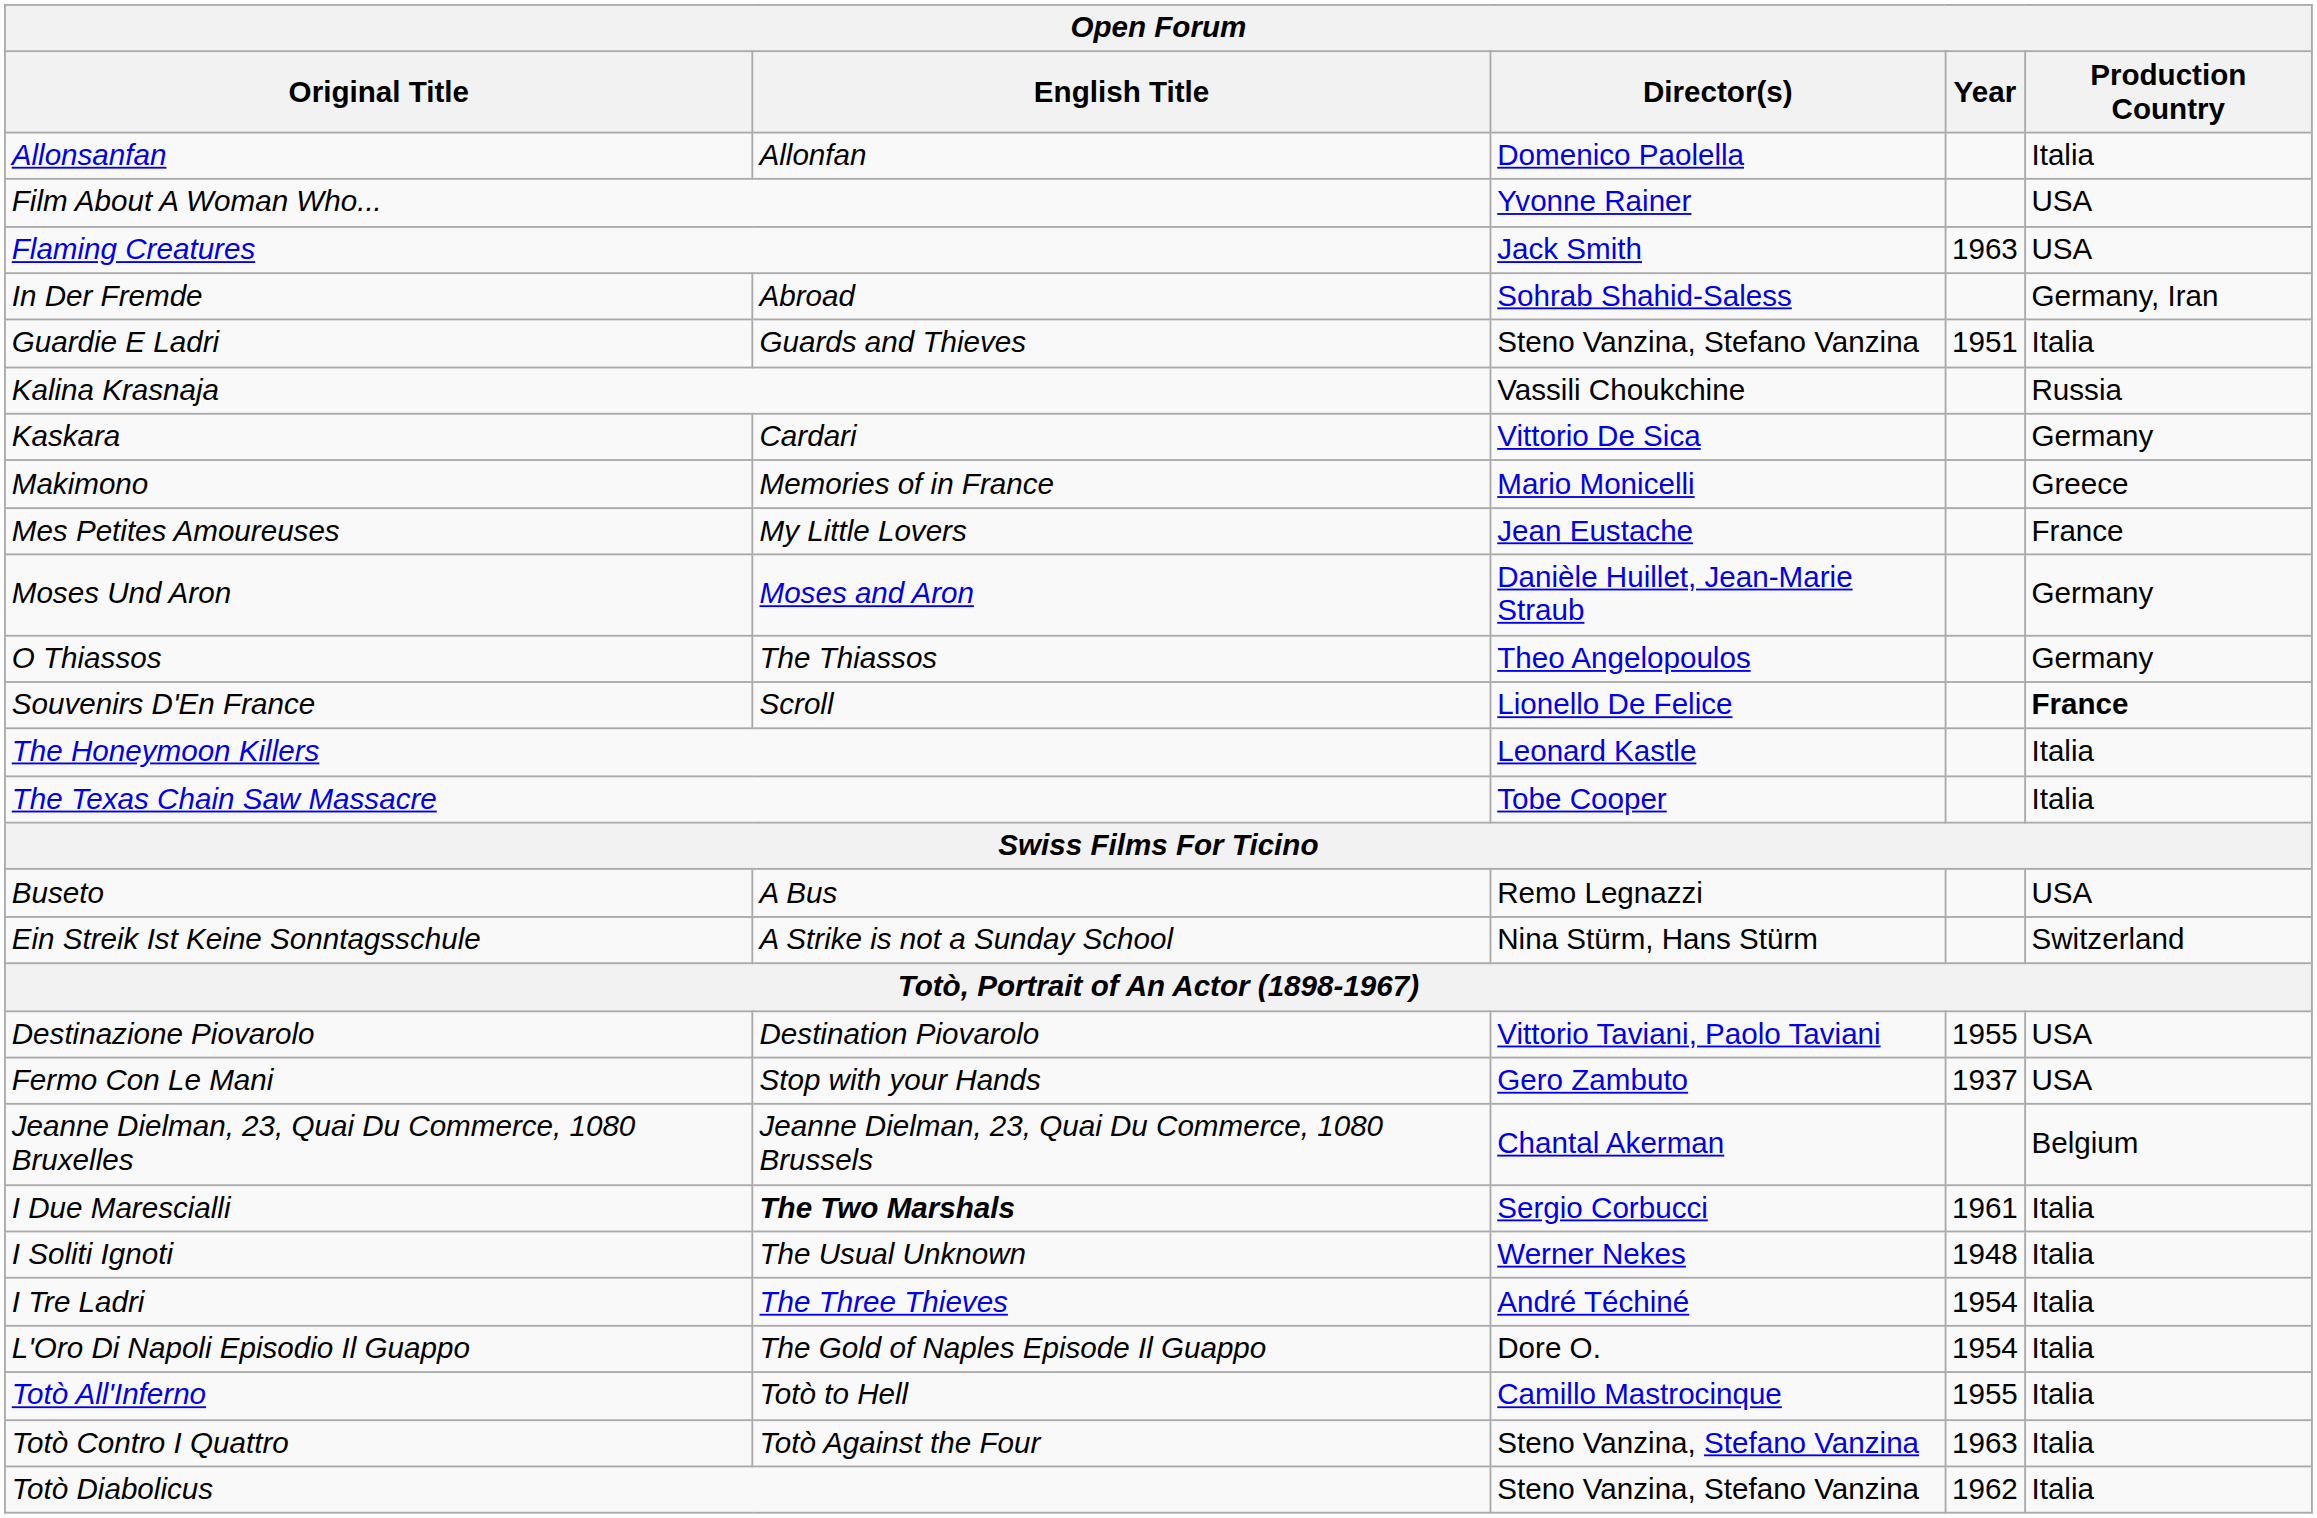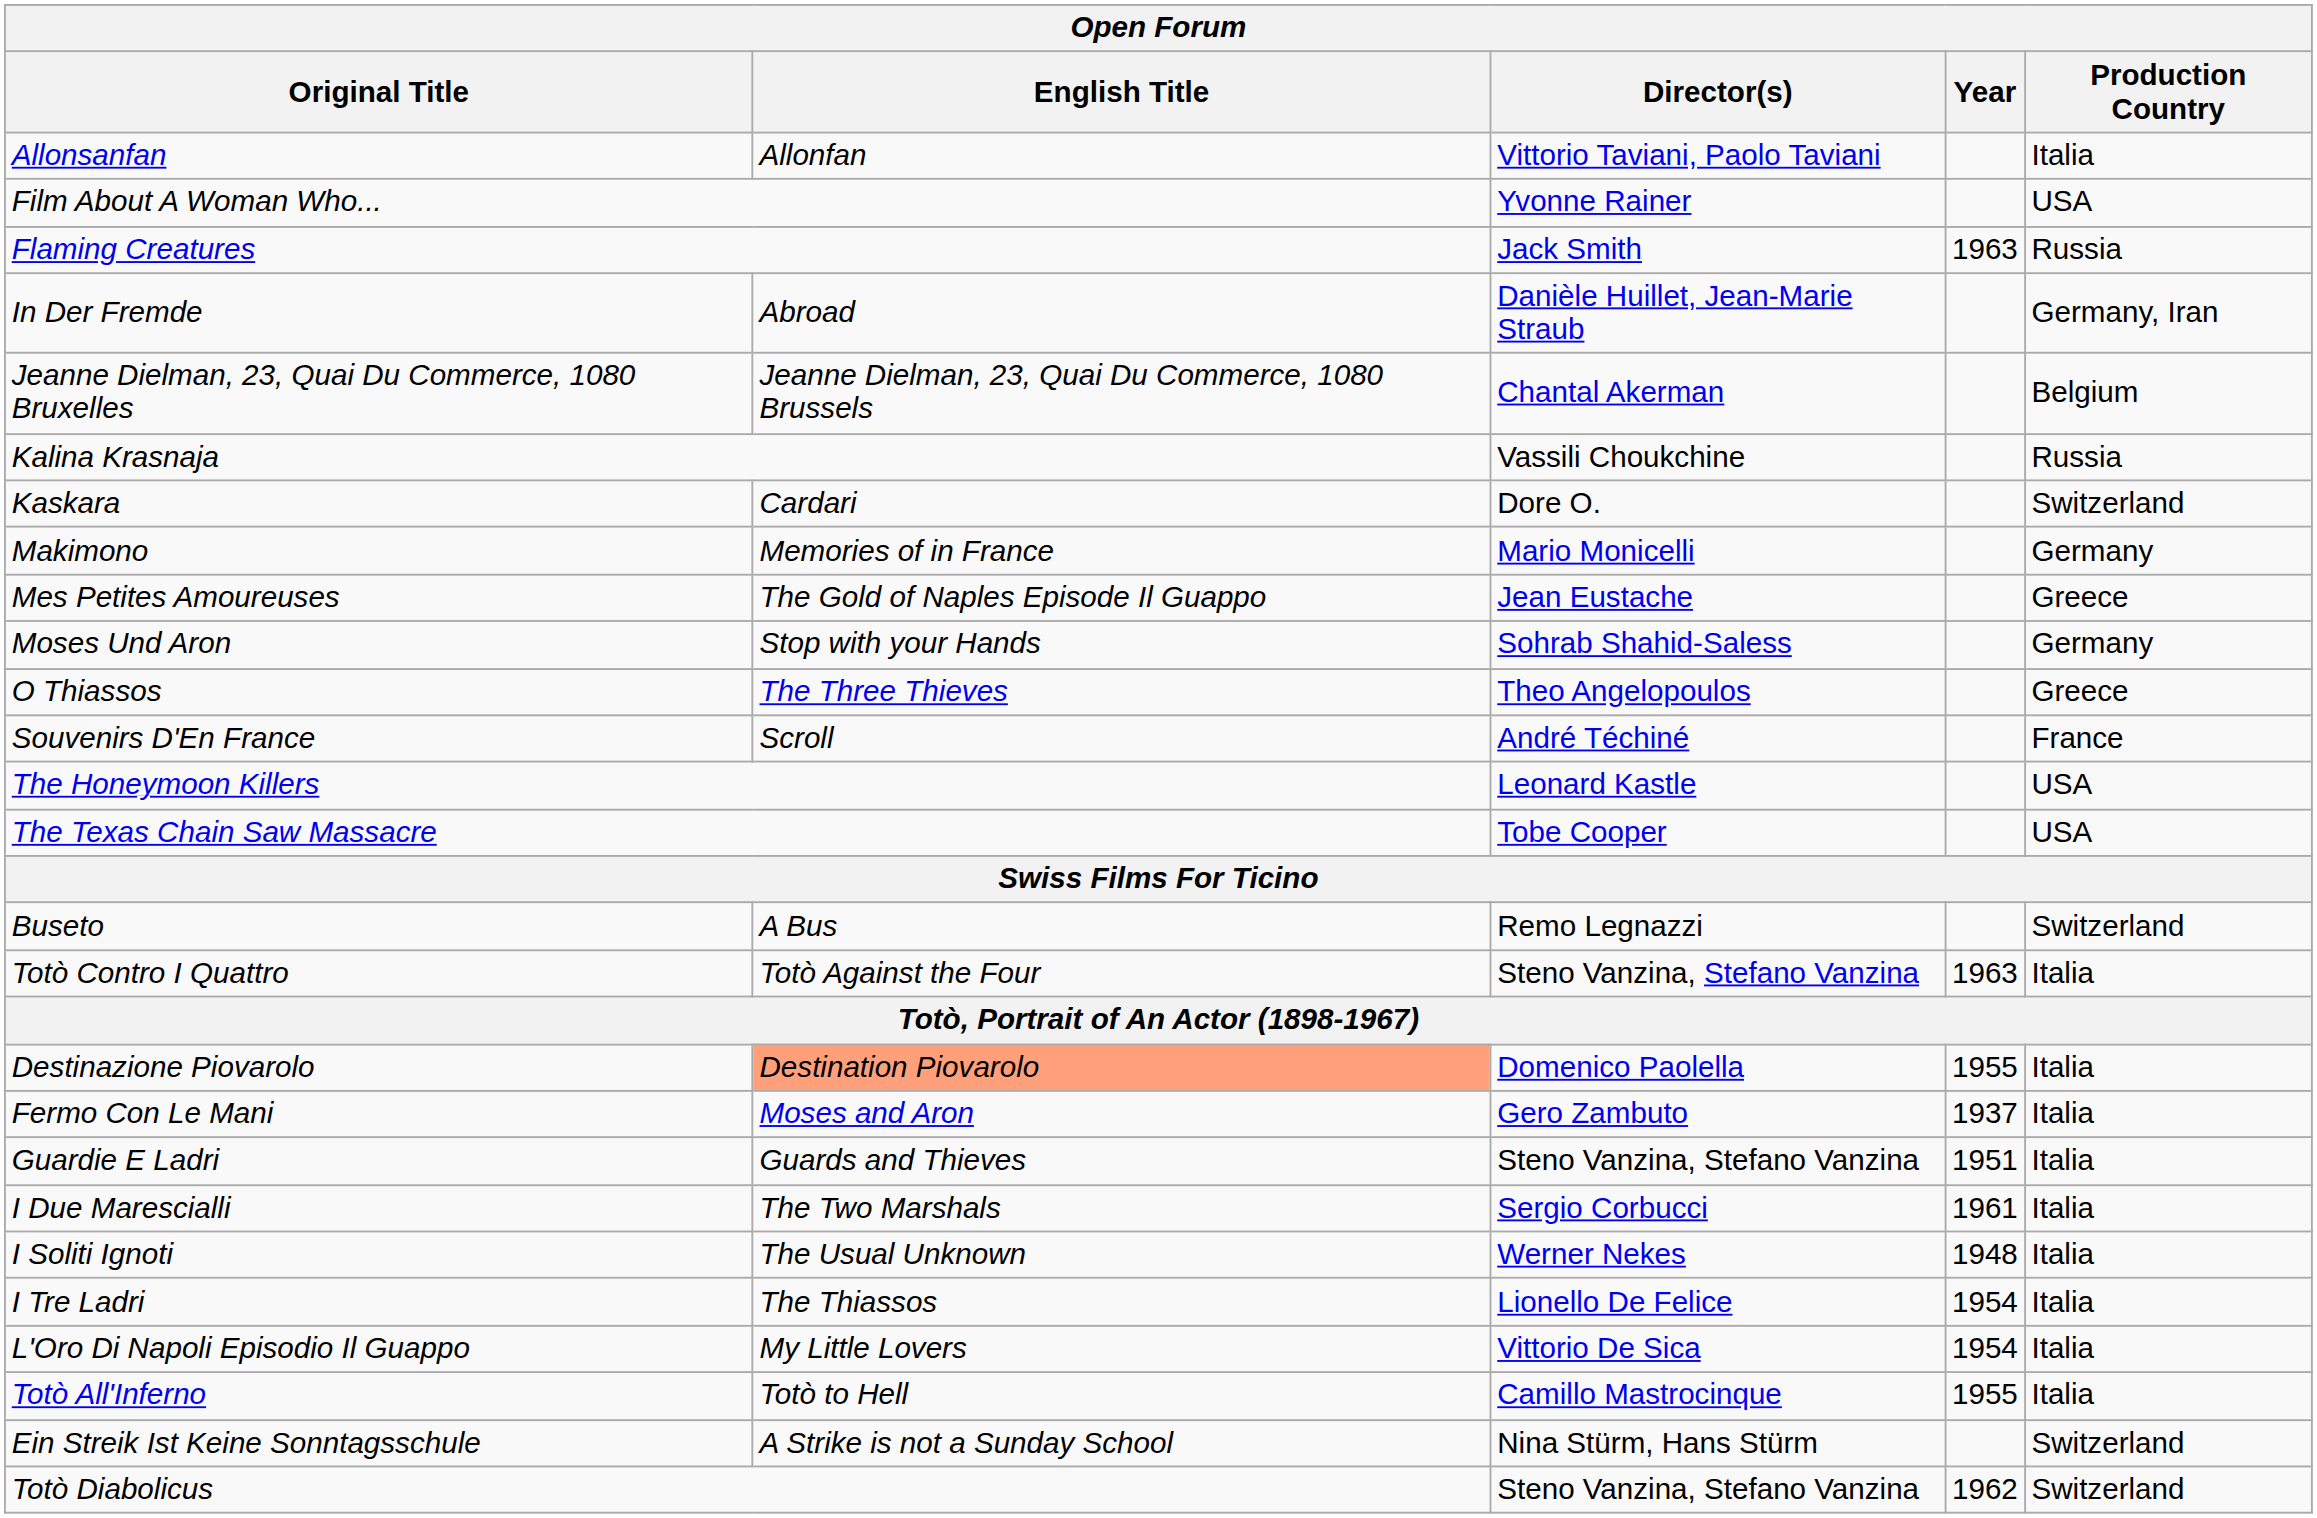(1621, 155) Domenico Paolella -> (1689, 155) Vittorio Taviani, Paolo Taviani
(2062, 249) USA -> (2077, 249) Russia
(1645, 295) Sohrab Shahid-Saless -> (1675, 312) Danièle Huillet, Jean-Marie Straub
rows swapped: (324, 1143) <-> (115, 342)
(1599, 436) Vittorio De Sica -> (1549, 503) Dore O.
(2092, 436) Germany -> (2108, 503) Switzerland
(2080, 483) Greece -> (2092, 550) Germany
(863, 530) My Little Lovers -> (1013, 597) The Gold of Naples Episode Il Guappo
(2078, 530) France -> (2080, 597) Greece
(867, 594) Moses and Aron -> (900, 644) Stop with your Hands
(1675, 594) Danièle Huillet, Jean-Marie Straub -> (1645, 644) Sohrab Shahid-Saless
(848, 657) The Thiassos -> (884, 691) The Three Thieves
(2092, 657) Germany -> (2080, 691) Greece
(1615, 704) Lionello De Felice -> (1593, 738) André Téchiné
(2080, 704) bold -> (2078, 738) normal
(2063, 751) Italia -> (2062, 785) USA
(2063, 798) Italia -> (2062, 832) USA
(2062, 892) USA -> (2108, 925) Switzerland
rows swapped: (246, 939) <-> (150, 1442)
(899, 1033) no background -> (899, 1066) lightsalmon background
(1689, 1033) Vittorio Taviani, Paolo Taviani -> (1621, 1066) Domenico Paolella
(2062, 1033) USA -> (2063, 1066) Italia
(900, 1080) Stop with your Hands -> (867, 1113) Moses and Aron
(2062, 1080) USA -> (2063, 1113) Italia
(887, 1207) bold -> (880, 1207) normal
(884, 1301) The Three Thieves -> (848, 1301) The Thiassos
(1593, 1301) André Téchiné -> (1615, 1301) Lionello De Felice
(1013, 1348) The Gold of Naples Episode Il Guappo -> (863, 1348) My Little Lovers
(1549, 1348) Dore O. -> (1599, 1348) Vittorio De Sica
(2063, 1489) Italia -> (2108, 1489) Switzerland
